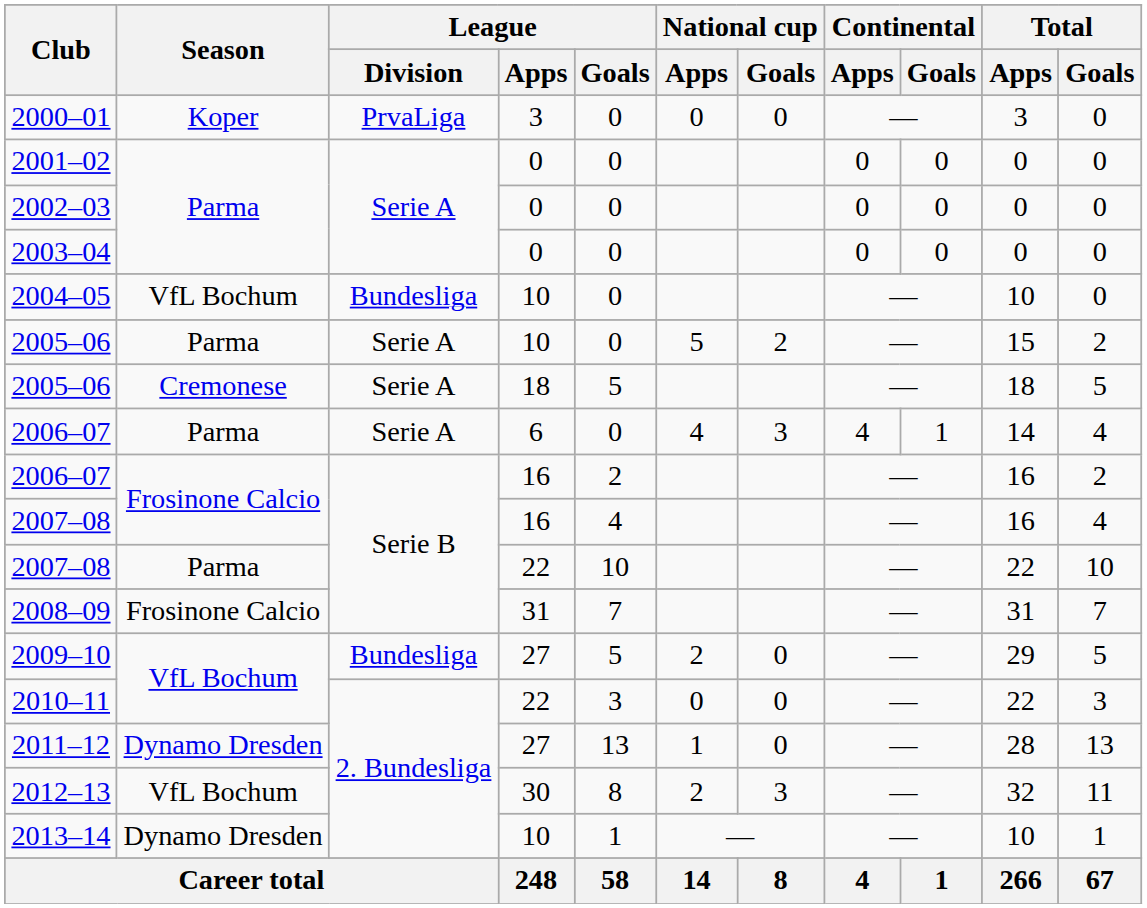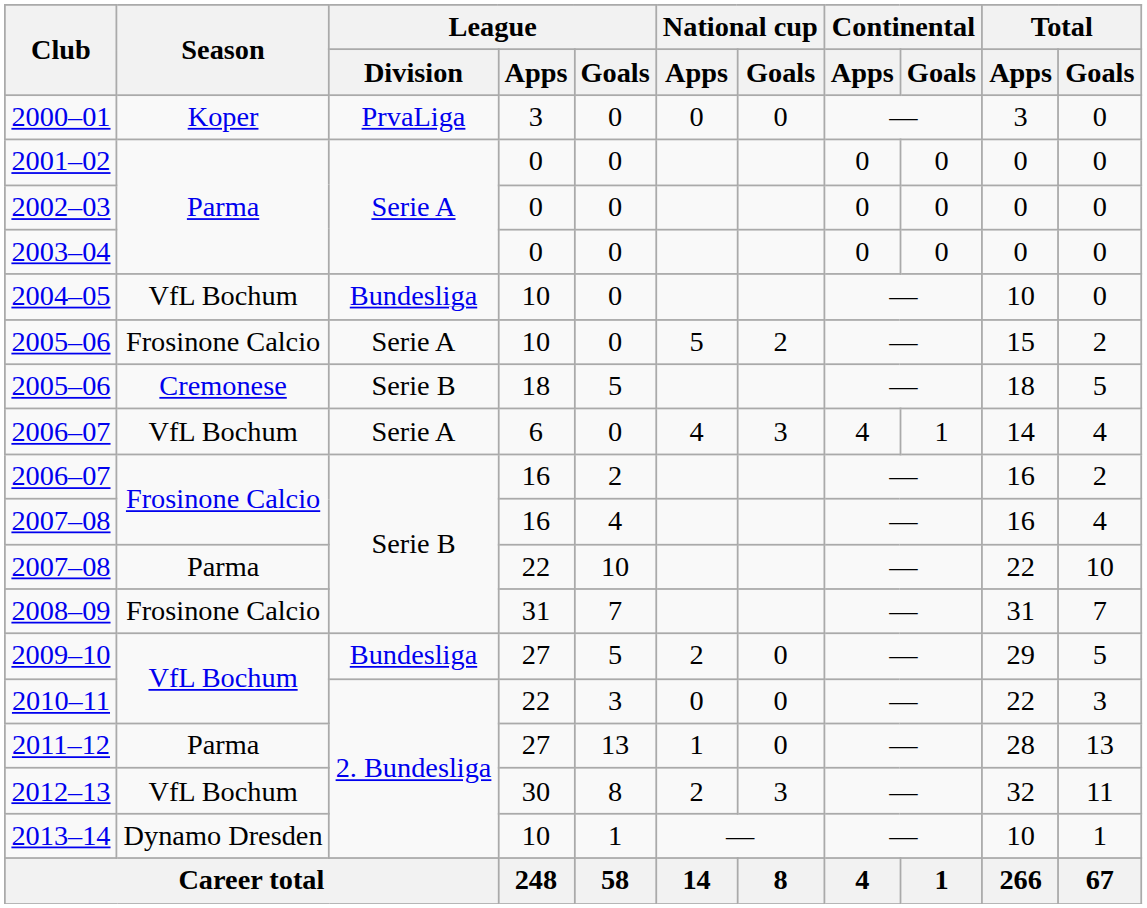(223, 341) Parma -> (223, 341) Frosinone Calcio
(413, 386) Serie A -> (413, 386) Serie B
(223, 431) Parma -> (223, 431) VfL Bochum
(223, 745) Dynamo Dresden -> (223, 745) Parma
